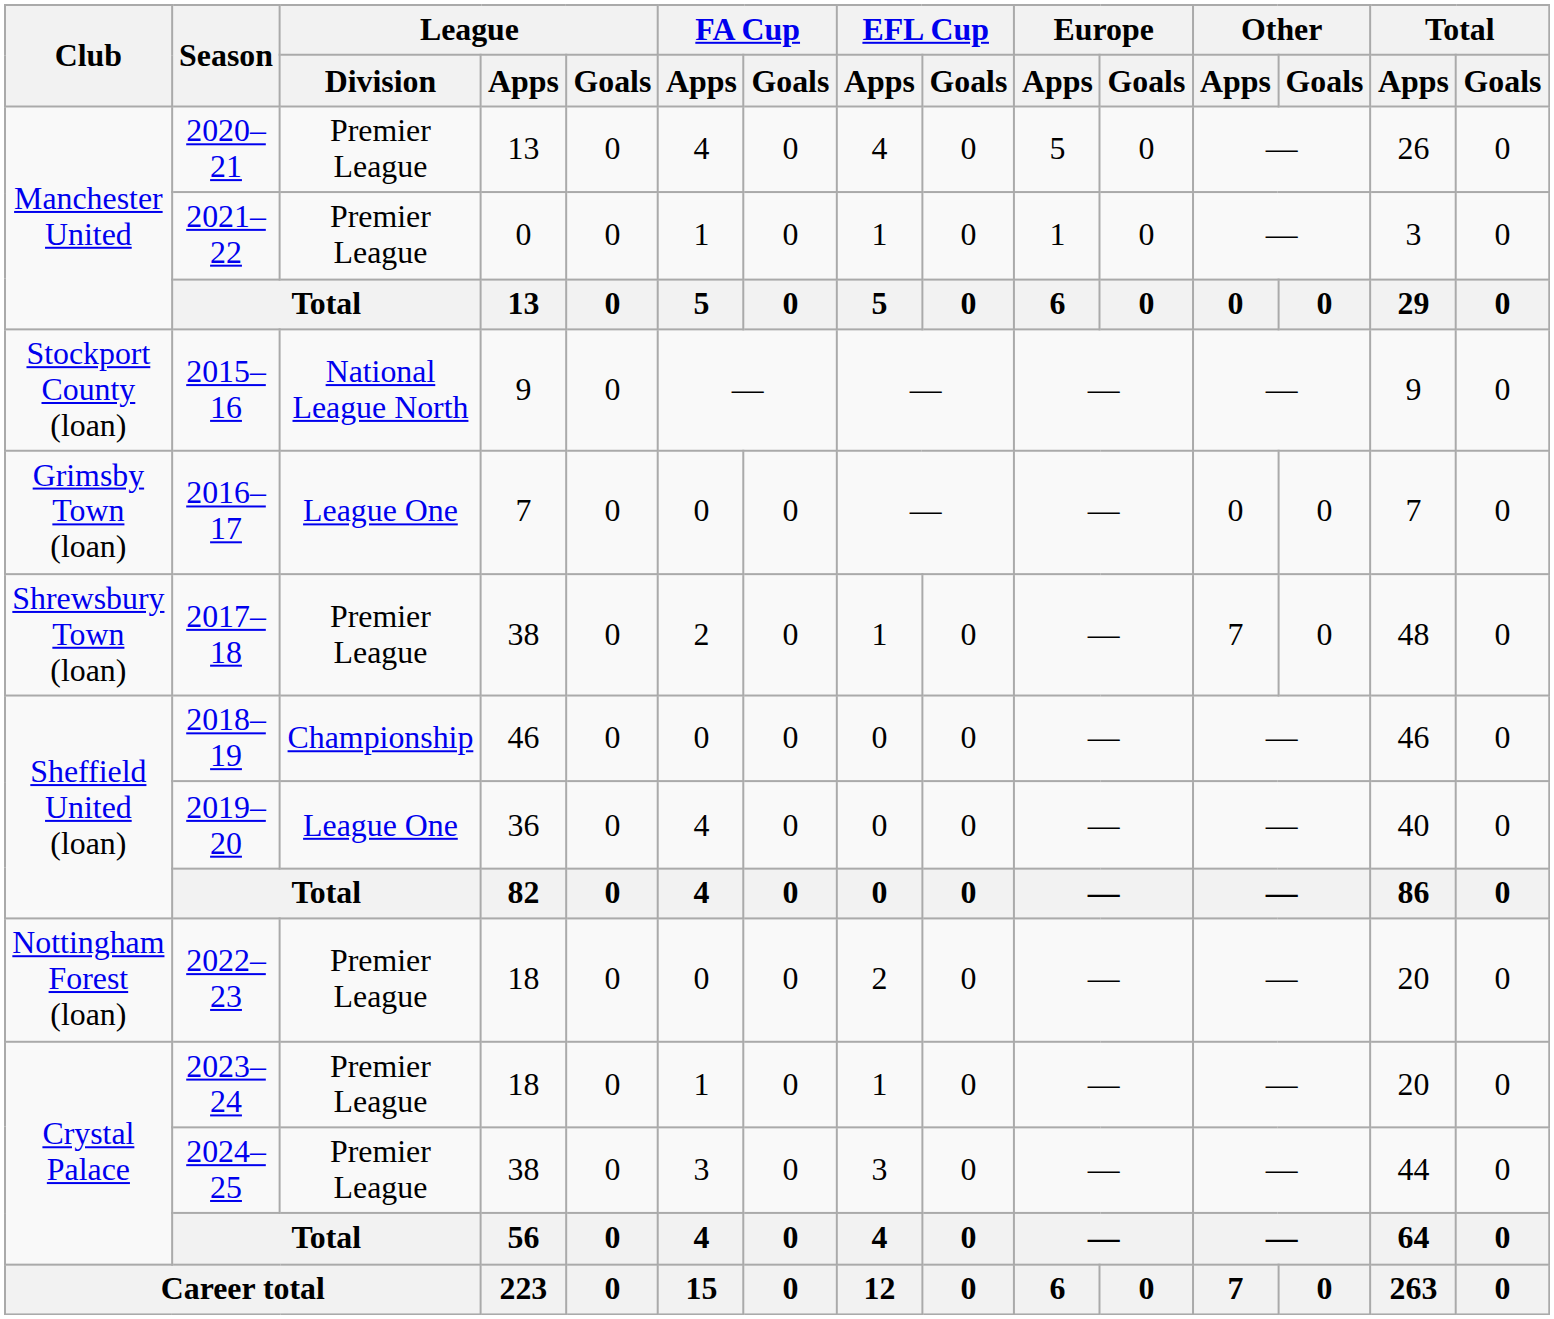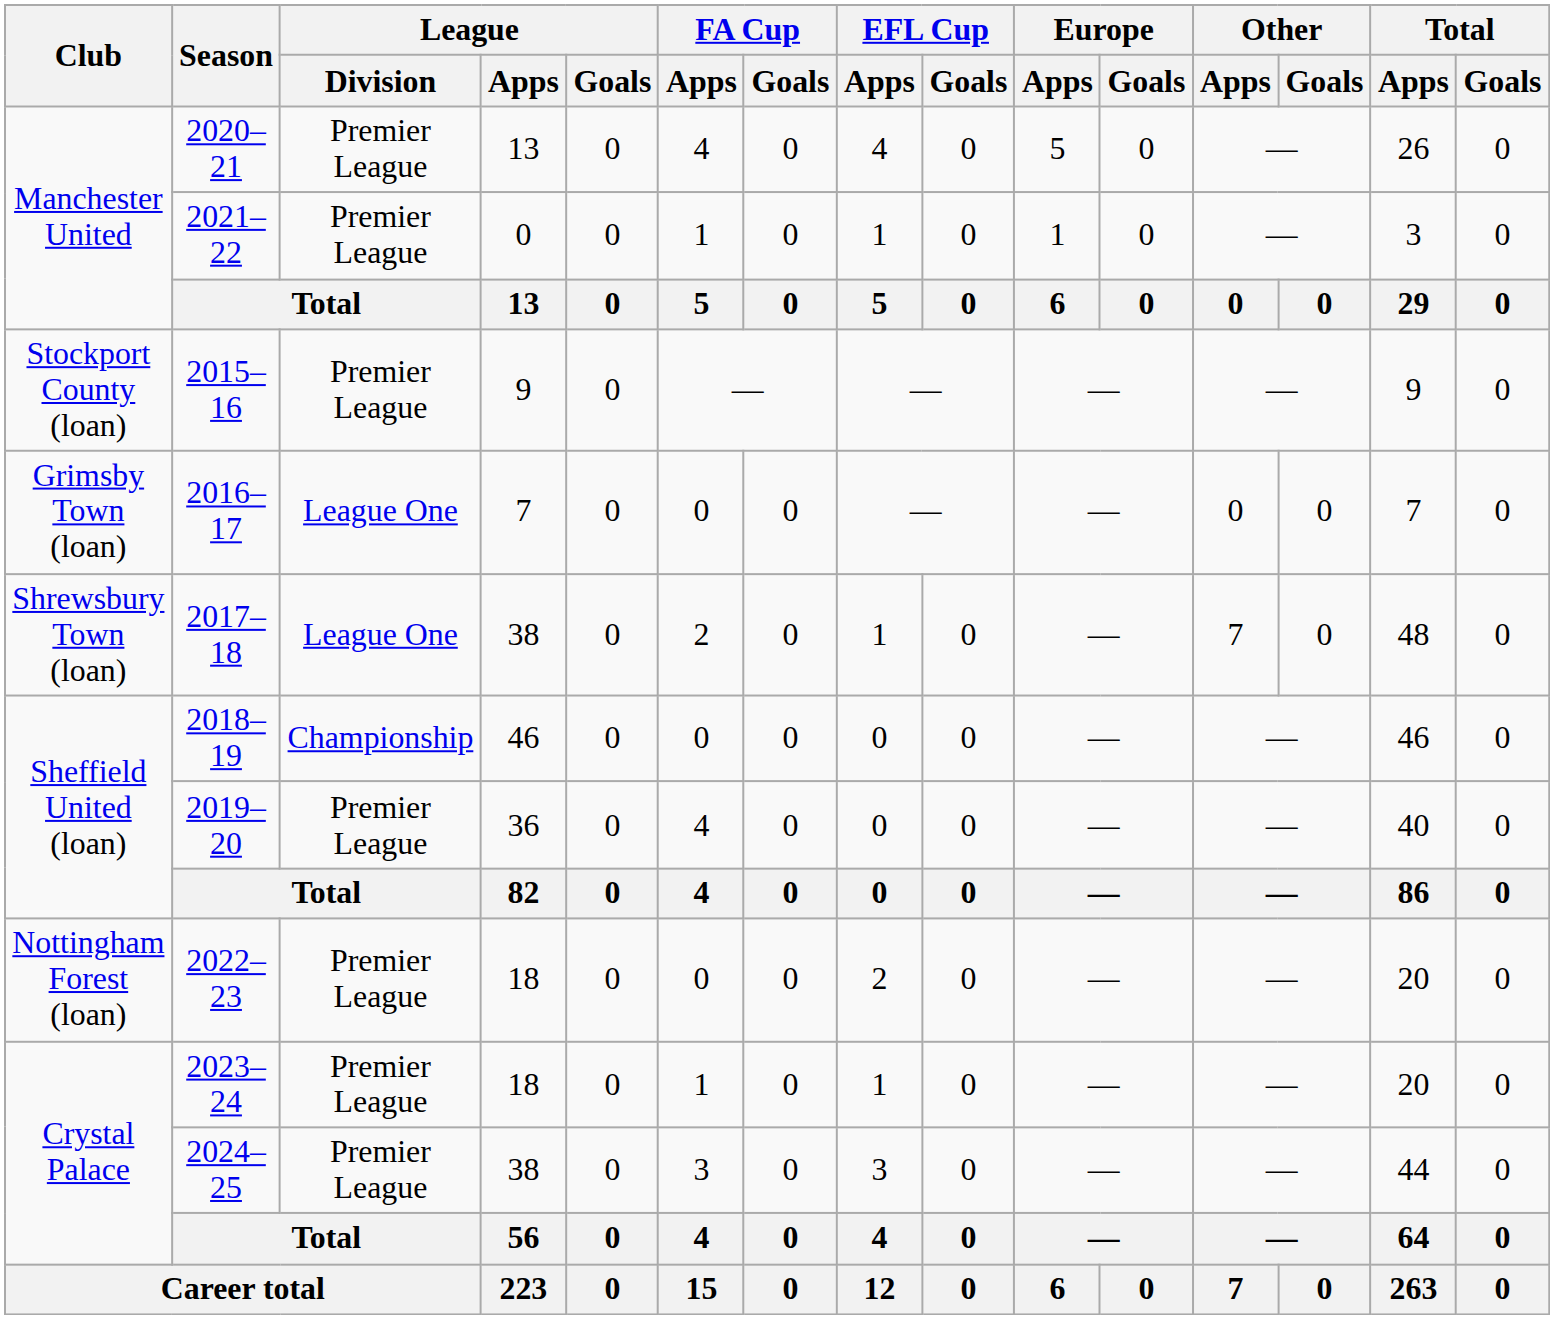(380, 389) National League North -> (380, 389) Premier League
(380, 633) Premier League -> (380, 633) League One
(380, 824) League One -> (380, 824) Premier League
